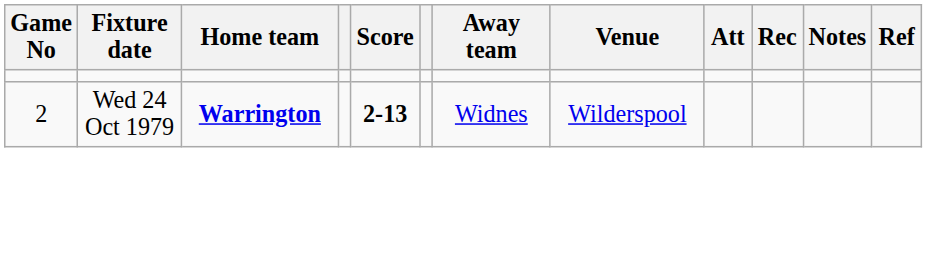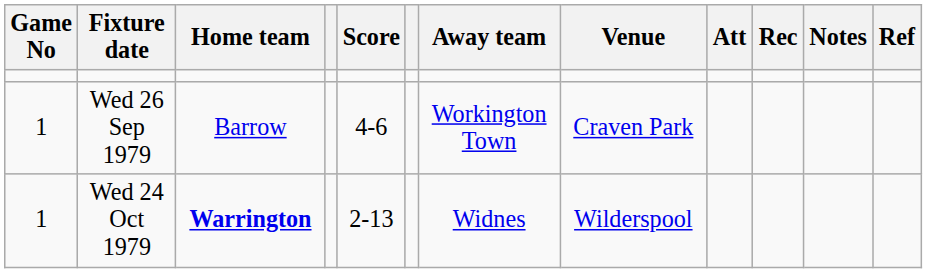+ row: (127, 127)
(41, 113) 2 -> (41, 220) 1
(385, 113) bold -> (371, 220) normal
